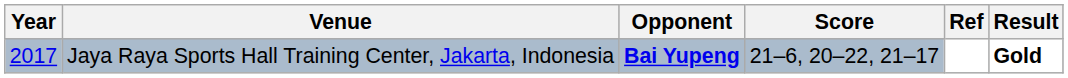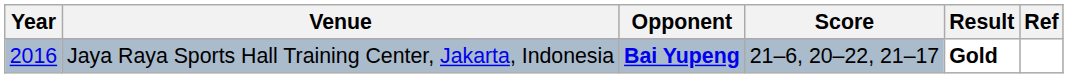columns swapped: (1026, 22) <-> (966, 22)
(33, 56) 2017 -> (33, 56) 2016
